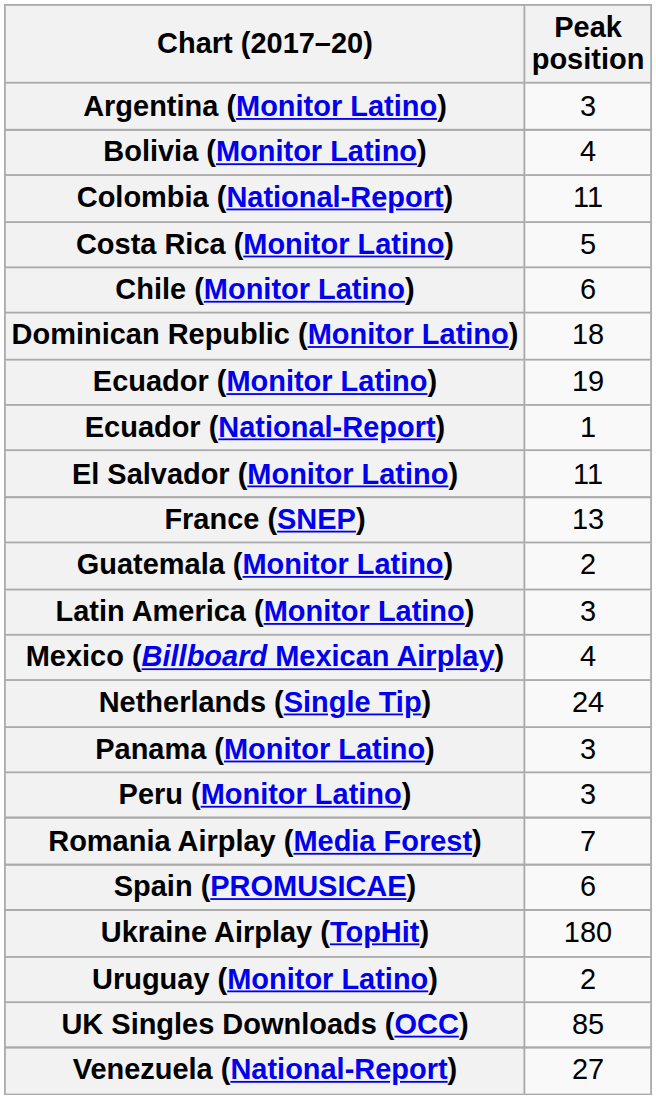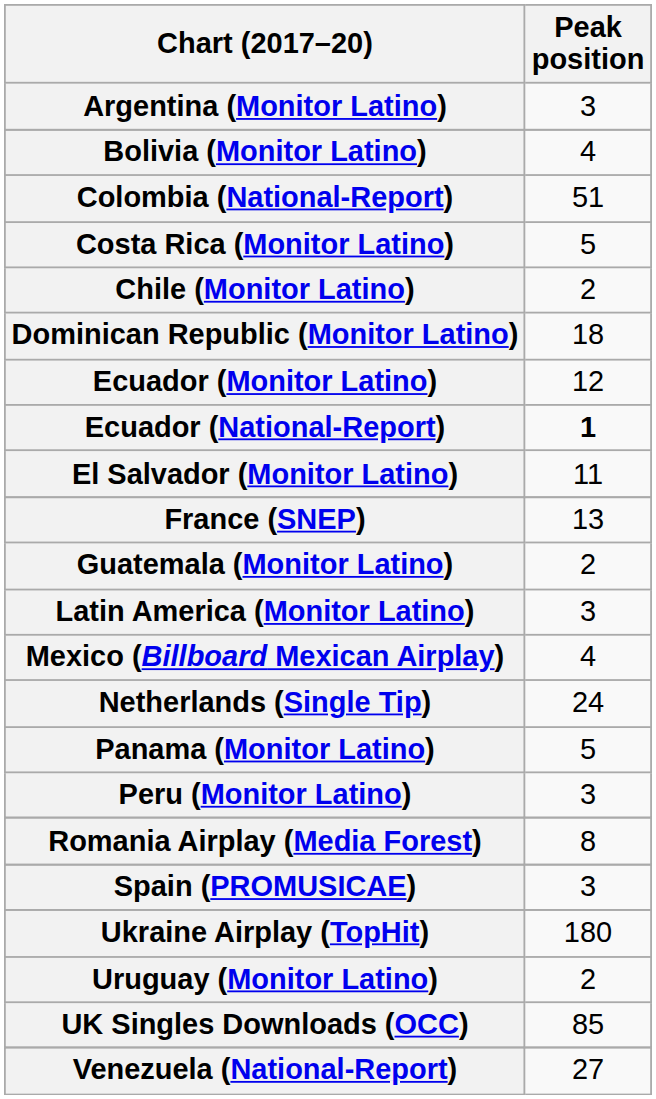(588, 197) 11 -> (588, 197) 51
(588, 289) 6 -> (588, 289) 2
(588, 381) 19 -> (588, 381) 12
(588, 427) normal -> (588, 427) bold
(588, 748) 3 -> (588, 748) 5
(588, 840) 7 -> (588, 840) 8
(588, 886) 6 -> (588, 886) 3
